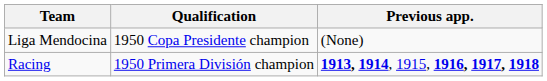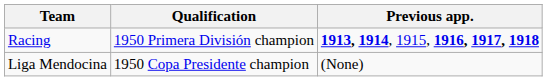rows swapped: (29, 64) <-> (57, 40)
